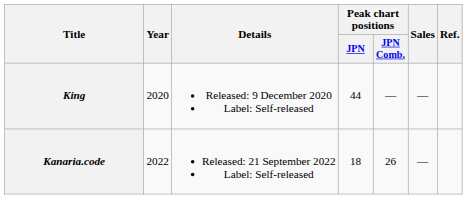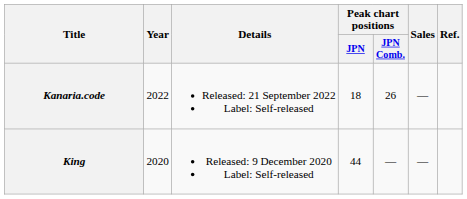rows swapped: (74, 96) <-> (74, 161)
